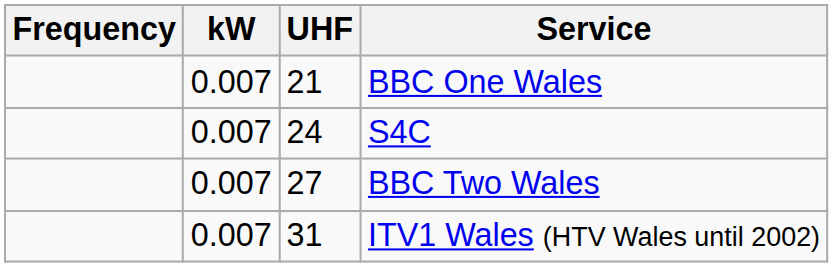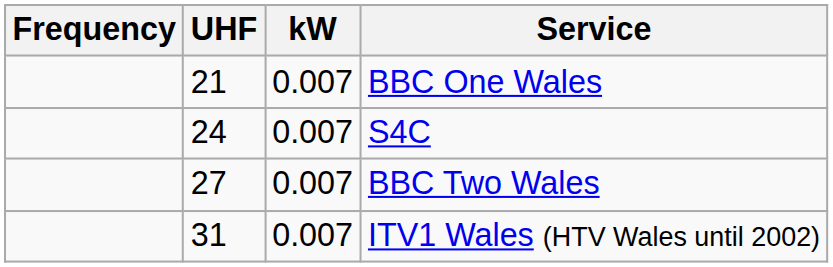columns swapped: (320, 30) <-> (231, 30)
